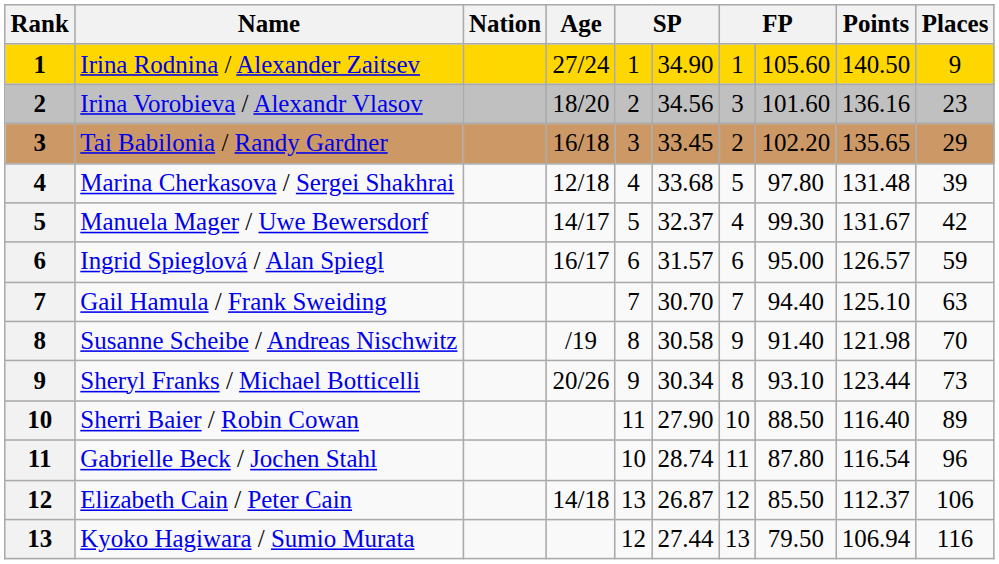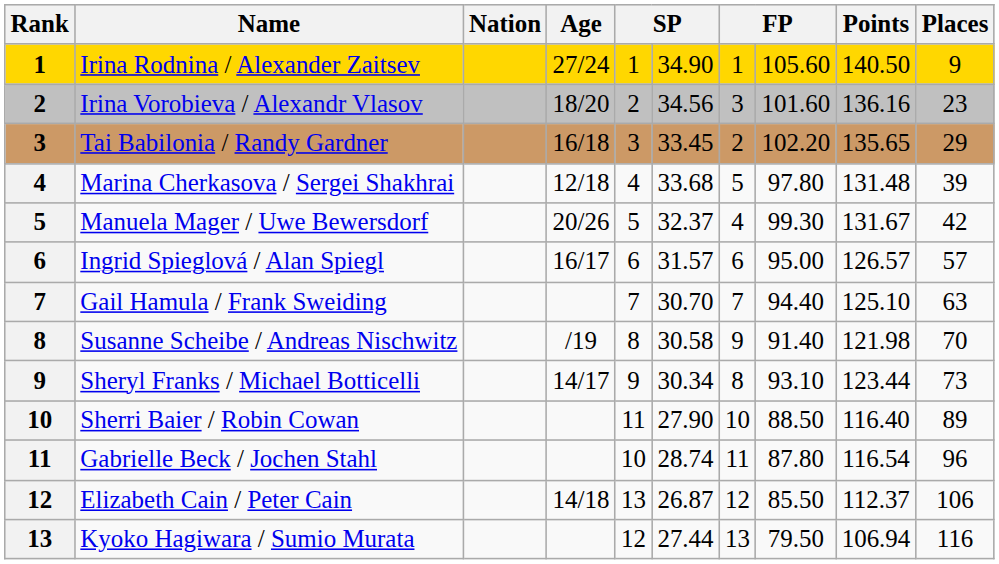(581, 222) 14/17 -> (581, 222) 20/26
(955, 261) 59 -> (955, 261) 57
(581, 380) 20/26 -> (581, 380) 14/17
